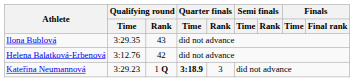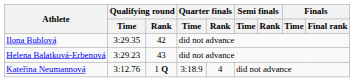(161, 41) 43 -> (161, 41) 42
(127, 55) 3:12.76 -> (127, 55) 3:29.23
(161, 55) 42 -> (161, 55) 43
(127, 70) 3:29.23 -> (127, 70) 3:12.76
(192, 70) bold -> (192, 70) normal
(220, 70) 3 -> (220, 70) 4
